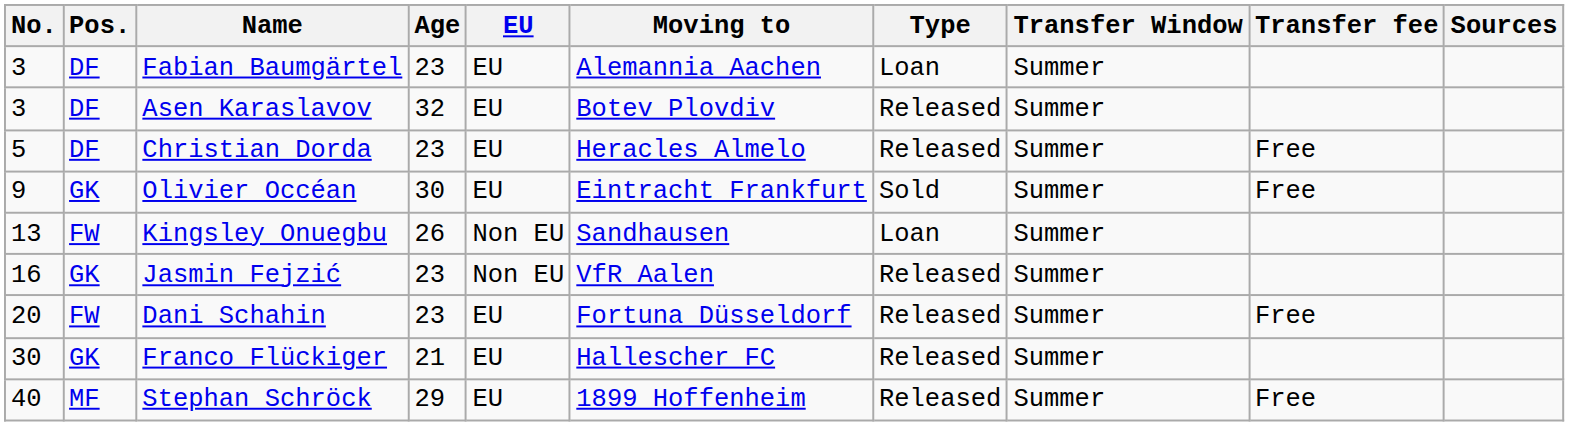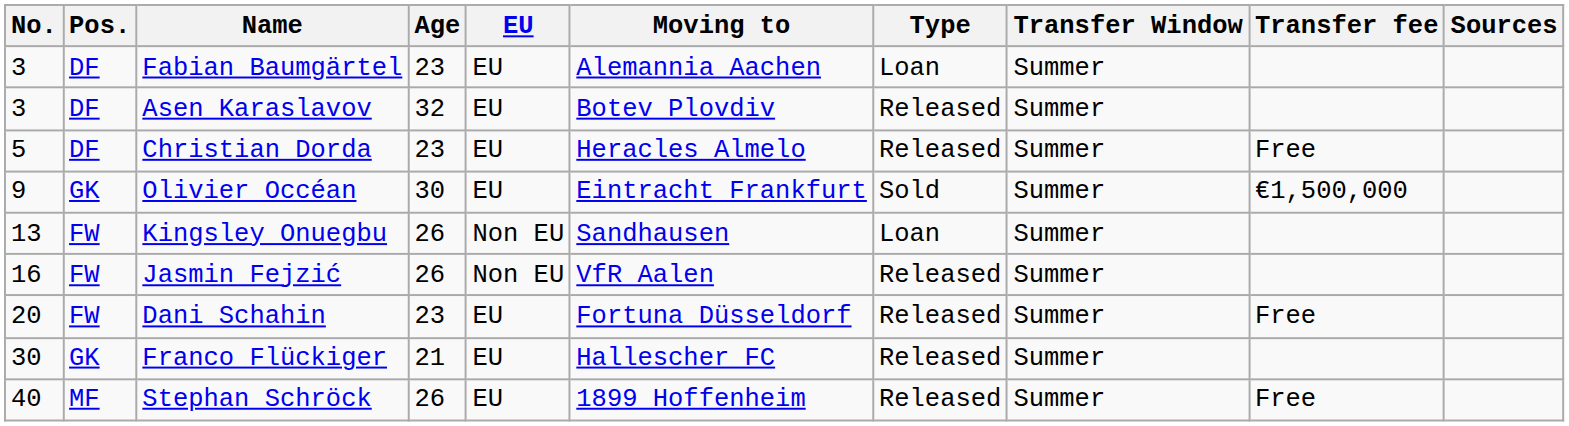(1286, 192) Free -> (1331, 192) €1,500,000
(84, 275) GK -> (84, 275) FW
(430, 275) 23 -> (430, 275) 26
(430, 399) 29 -> (430, 399) 26
